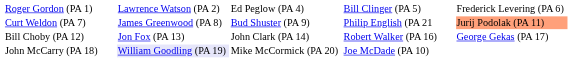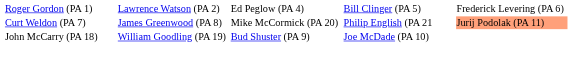(270, 22) Bud Shuster (PA 9) -> (284, 22) Mike McCormick (PA 20)
- row: (44, 37)
(172, 51) lavender background -> (172, 37) no background
(284, 51) Mike McCormick (PA 20) -> (270, 37) Bud Shuster (PA 9)
